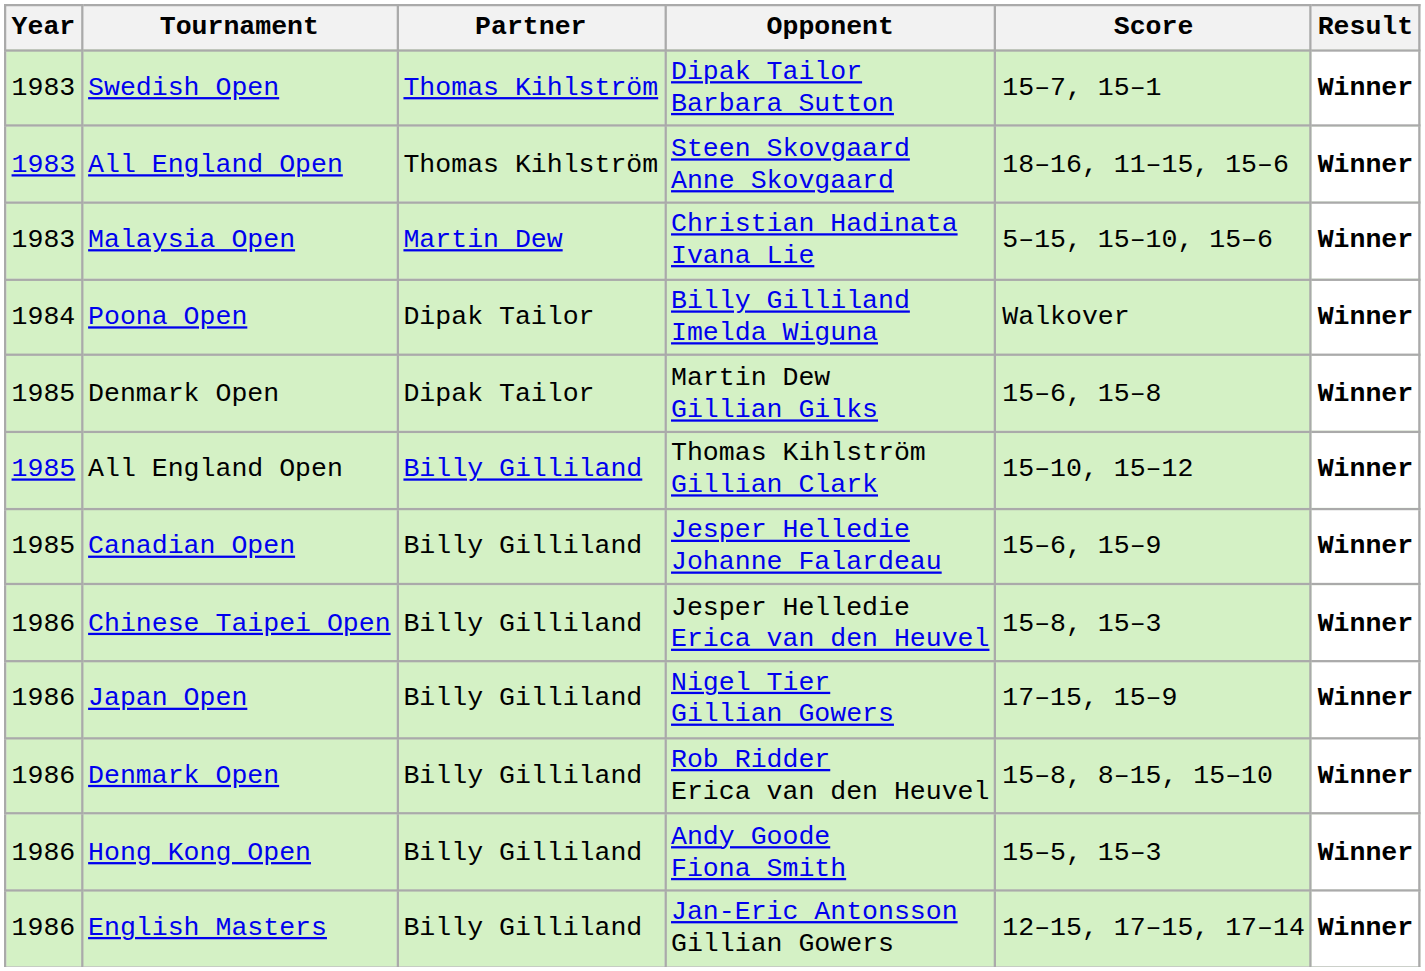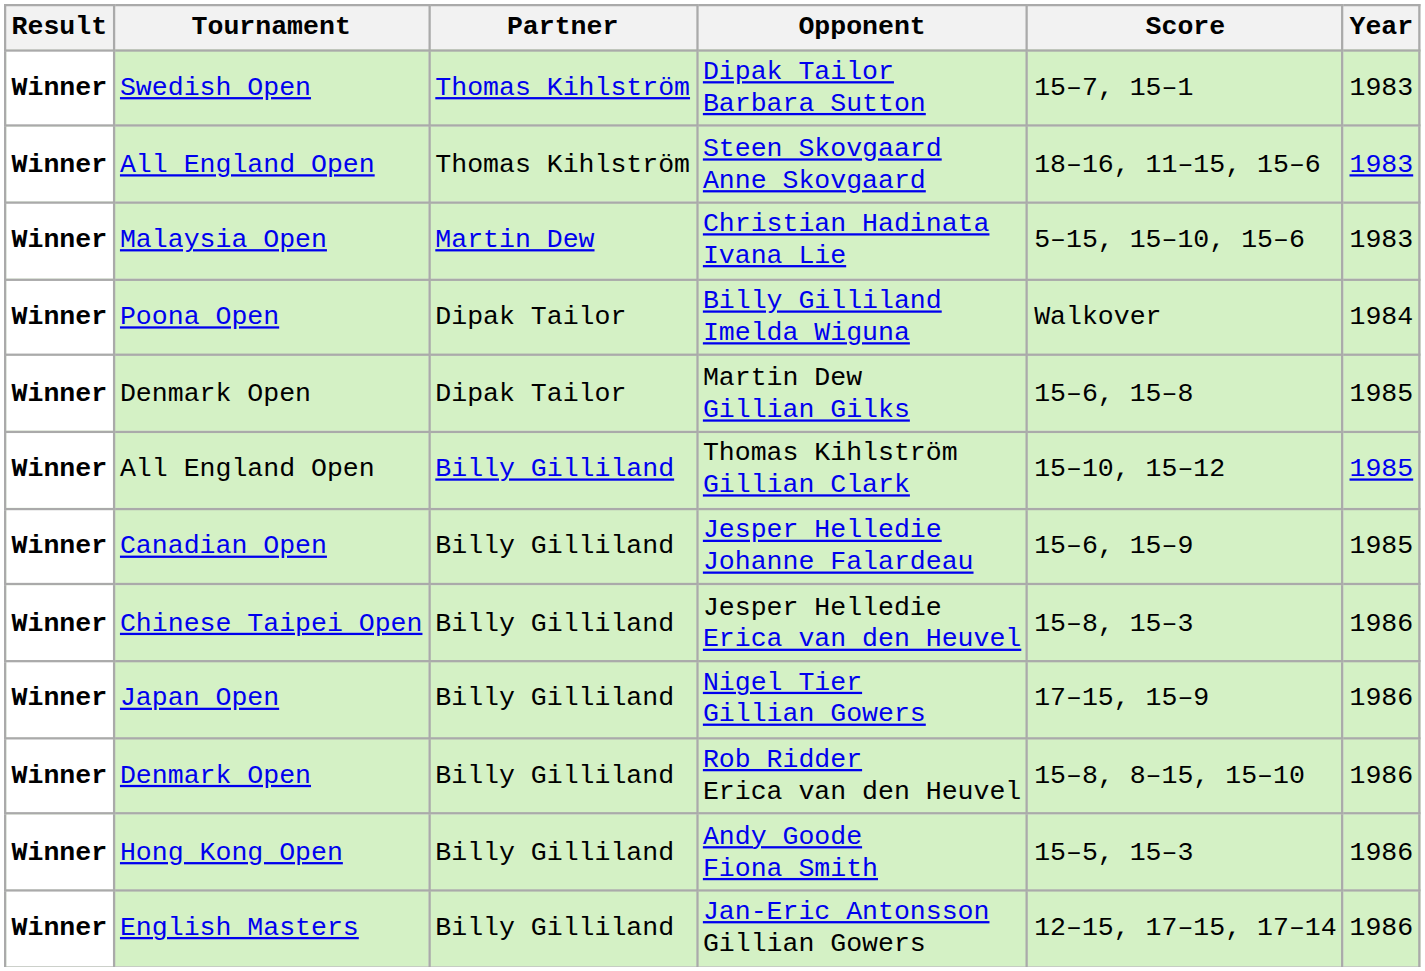columns swapped: (43, 27) <-> (1365, 27)
